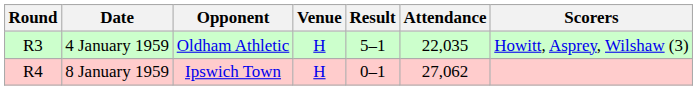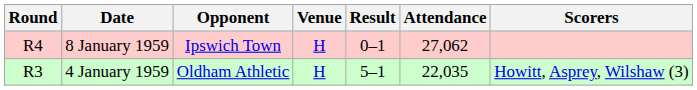rows swapped: (117, 44) <-> (117, 71)
